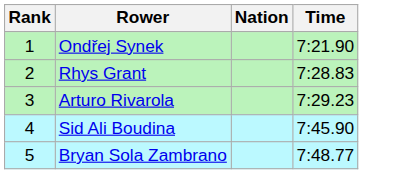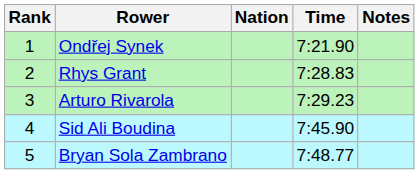+ column: (386, 18)
